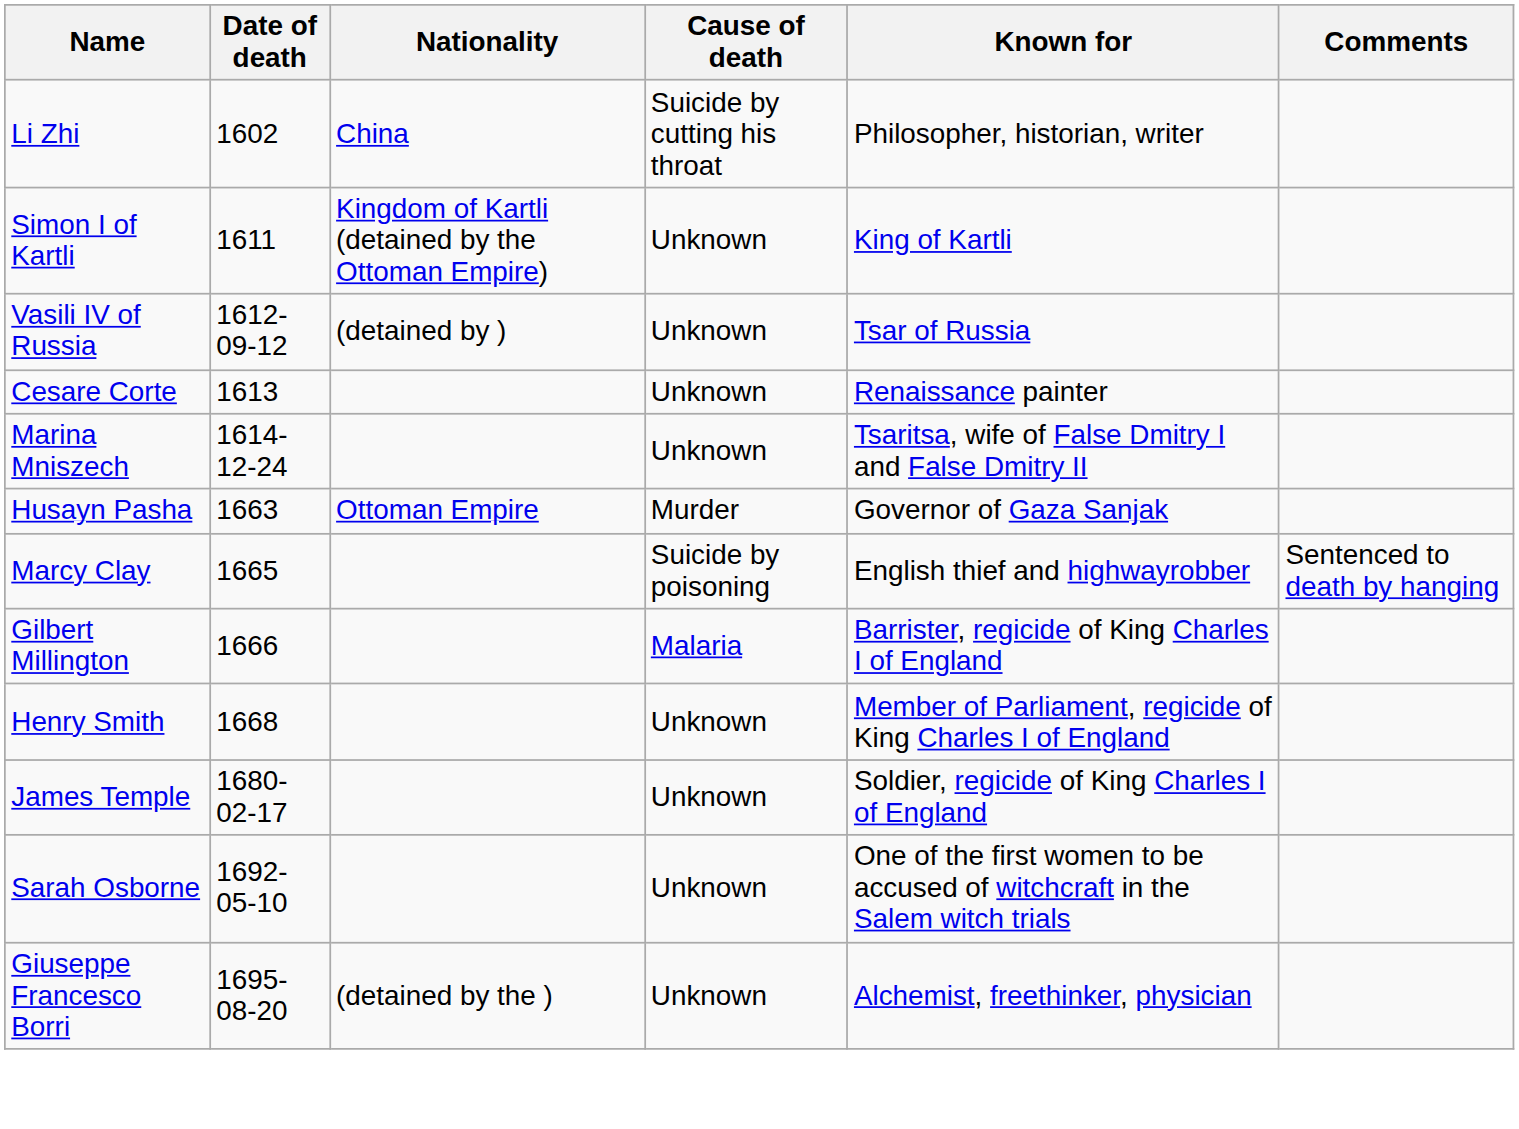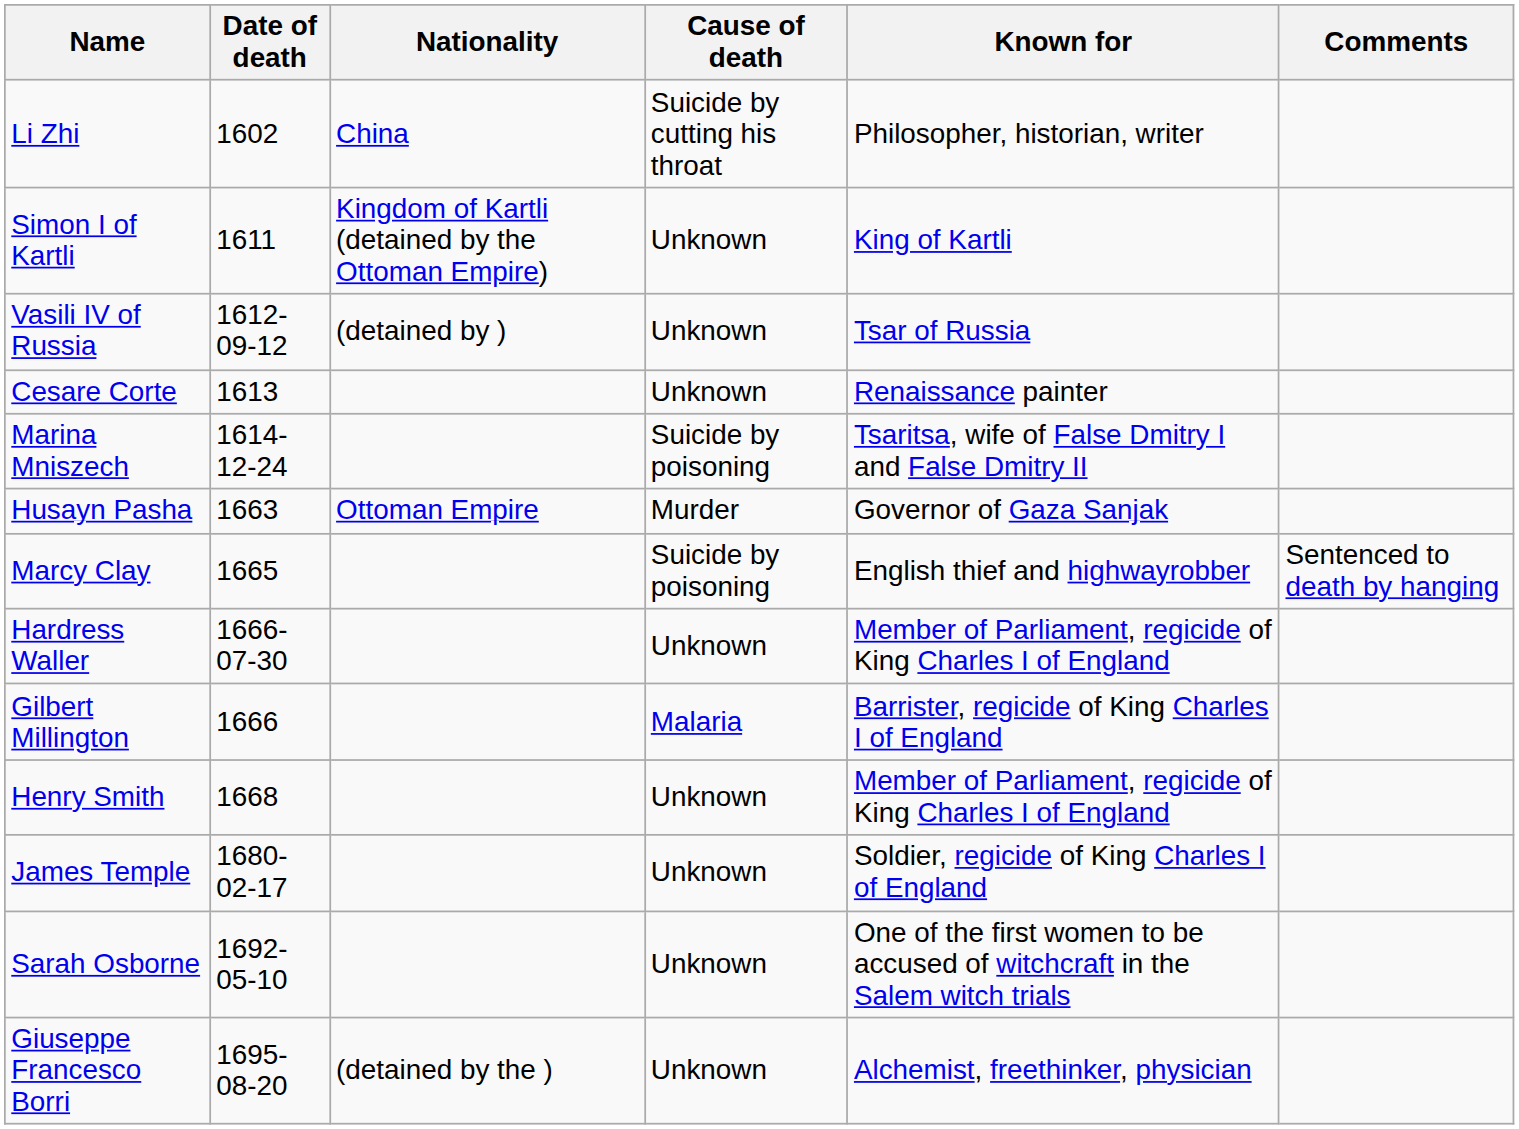(709, 450) Unknown -> (715, 450) Suicide by poisoning
+ row: (68, 646)
